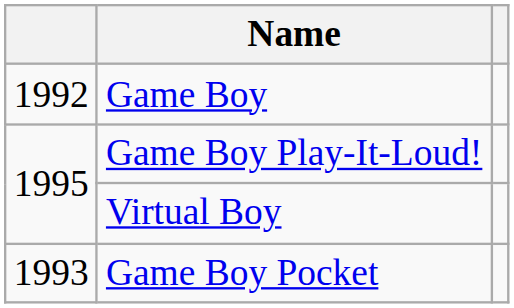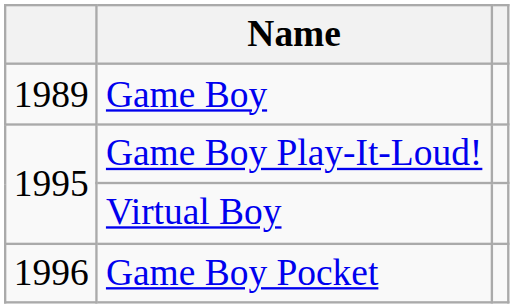(51, 93) 1992 -> (51, 93) 1989
(51, 271) 1993 -> (51, 271) 1996
